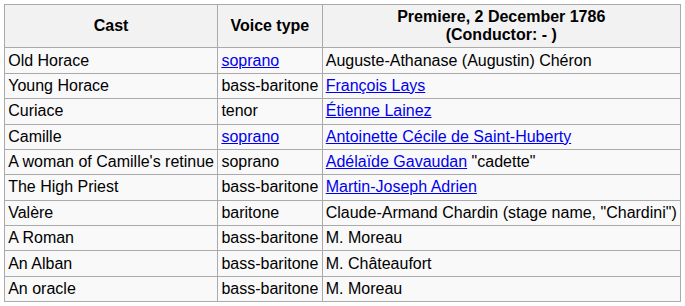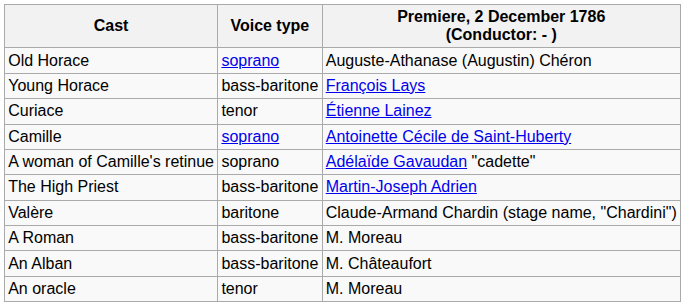(270, 288) bass-baritone -> (240, 288) tenor
